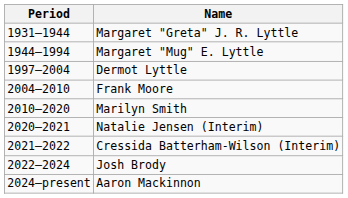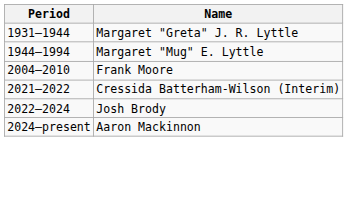- row: (142, 70)
- row: (142, 108)
- row: (180, 127)
